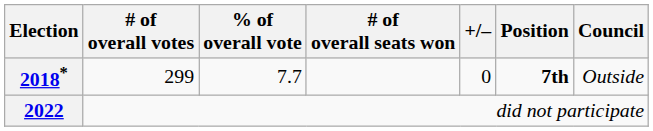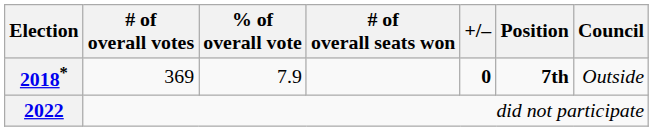(179, 76) 299 -> (179, 76) 369
(289, 76) 7.7 -> (289, 76) 7.9
(486, 76) normal -> (486, 76) bold
